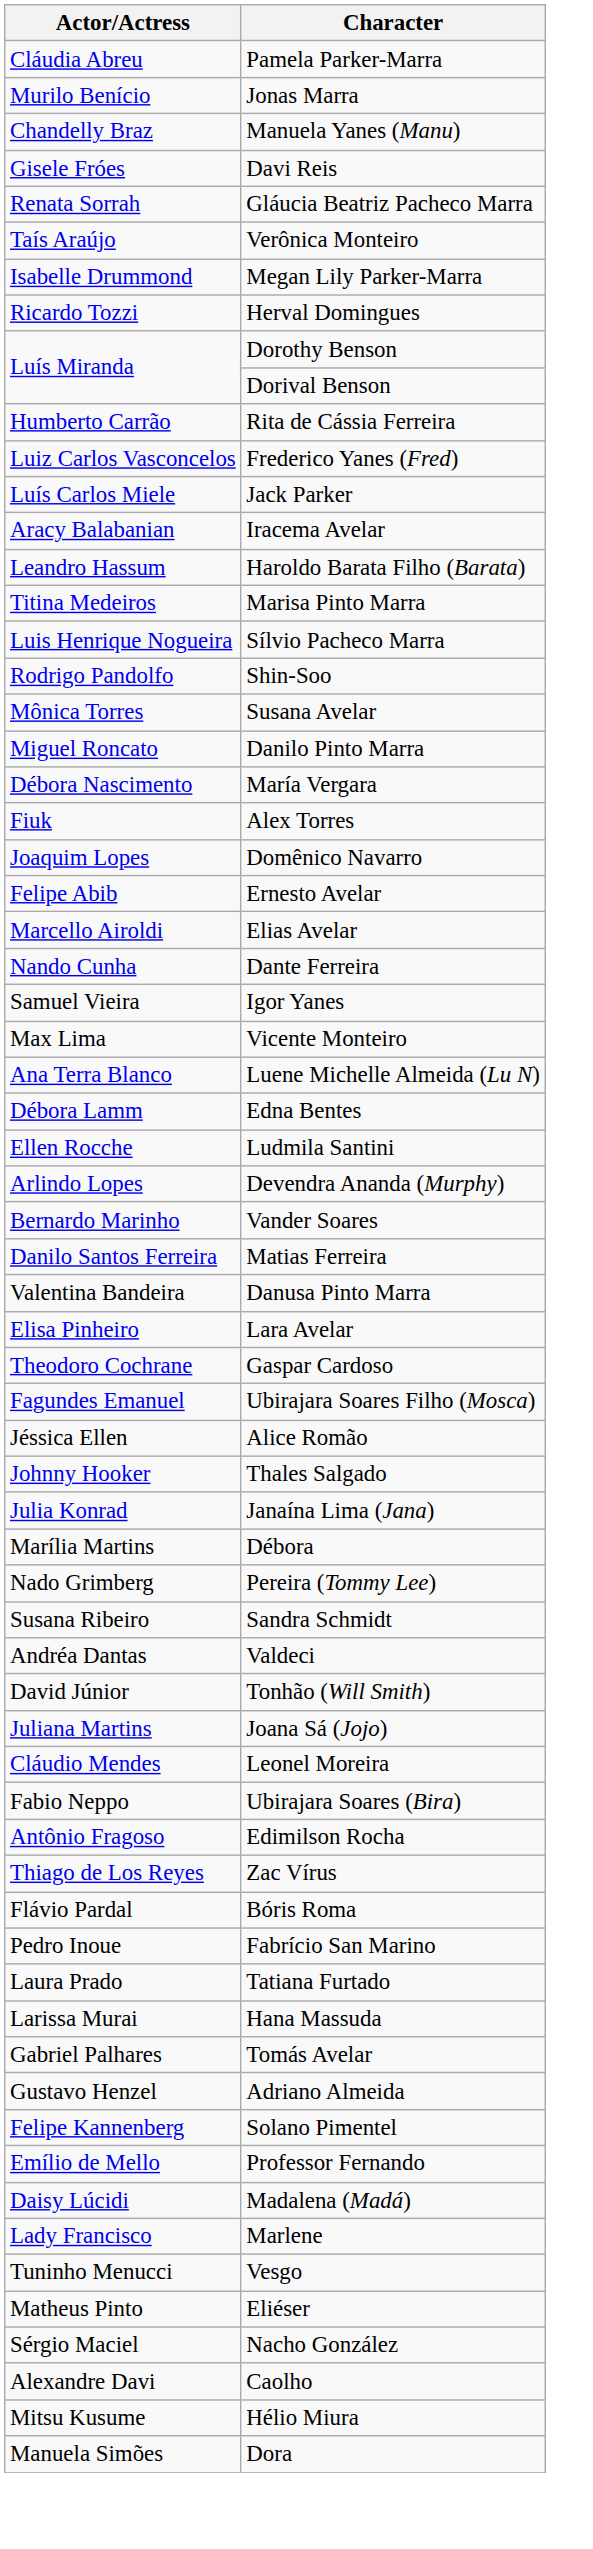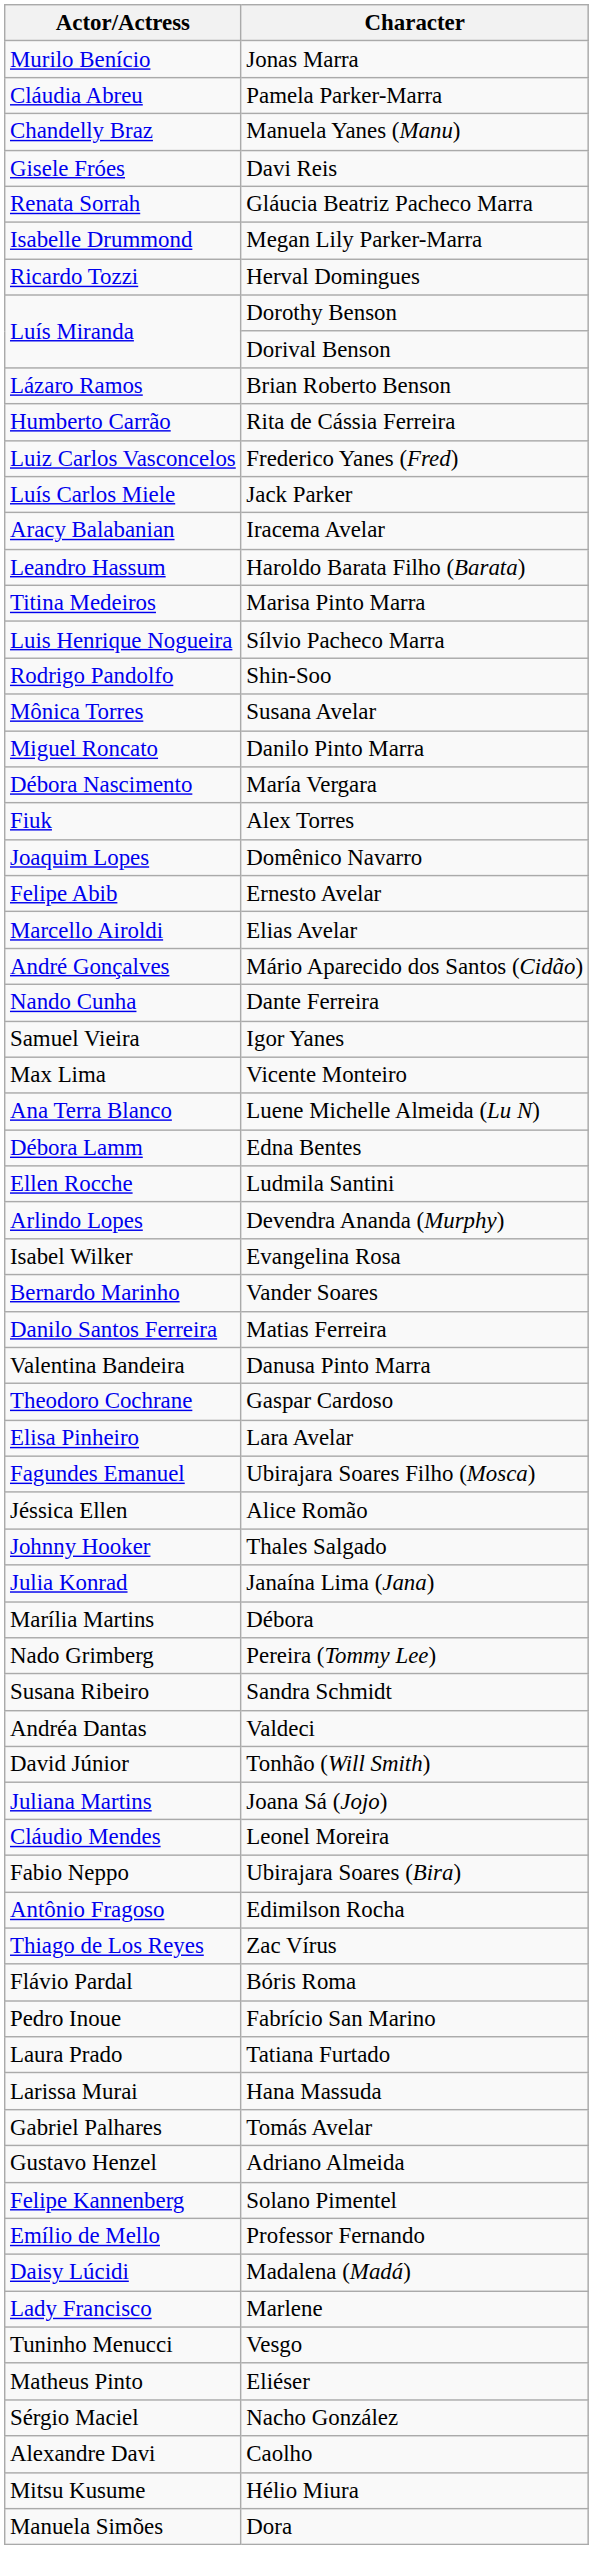rows swapped: (303, 95) <-> (344, 58)
- row: (332, 240)
+ row: (349, 385)
+ row: (415, 966)
+ row: (324, 1256)
rows swapped: (300, 1328) <-> (320, 1365)
